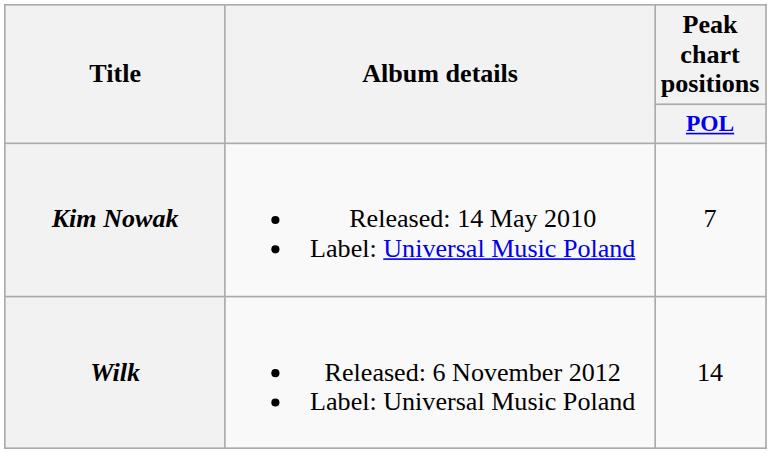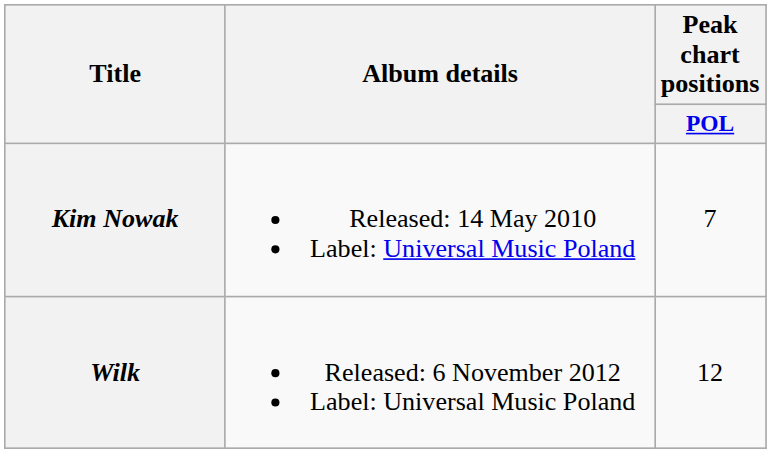(710, 371) 14 -> (710, 371) 12
